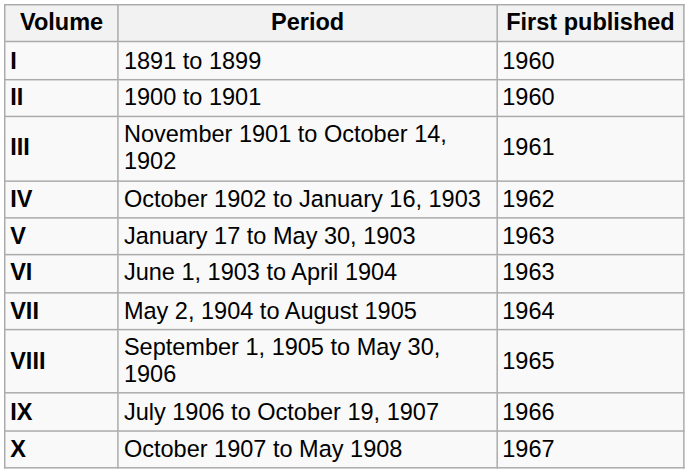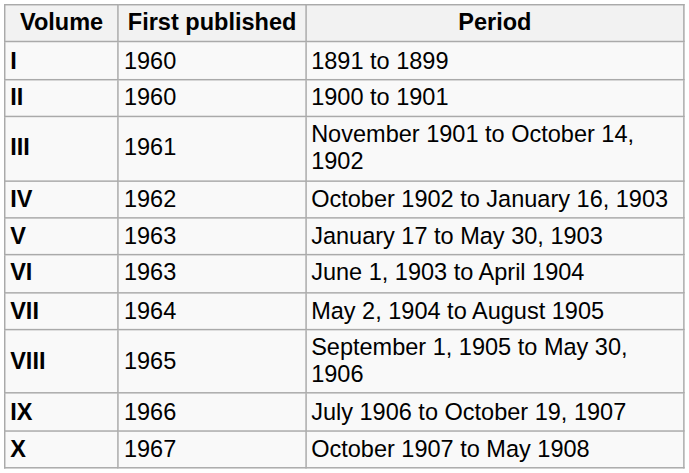columns swapped: (590, 23) <-> (308, 23)
